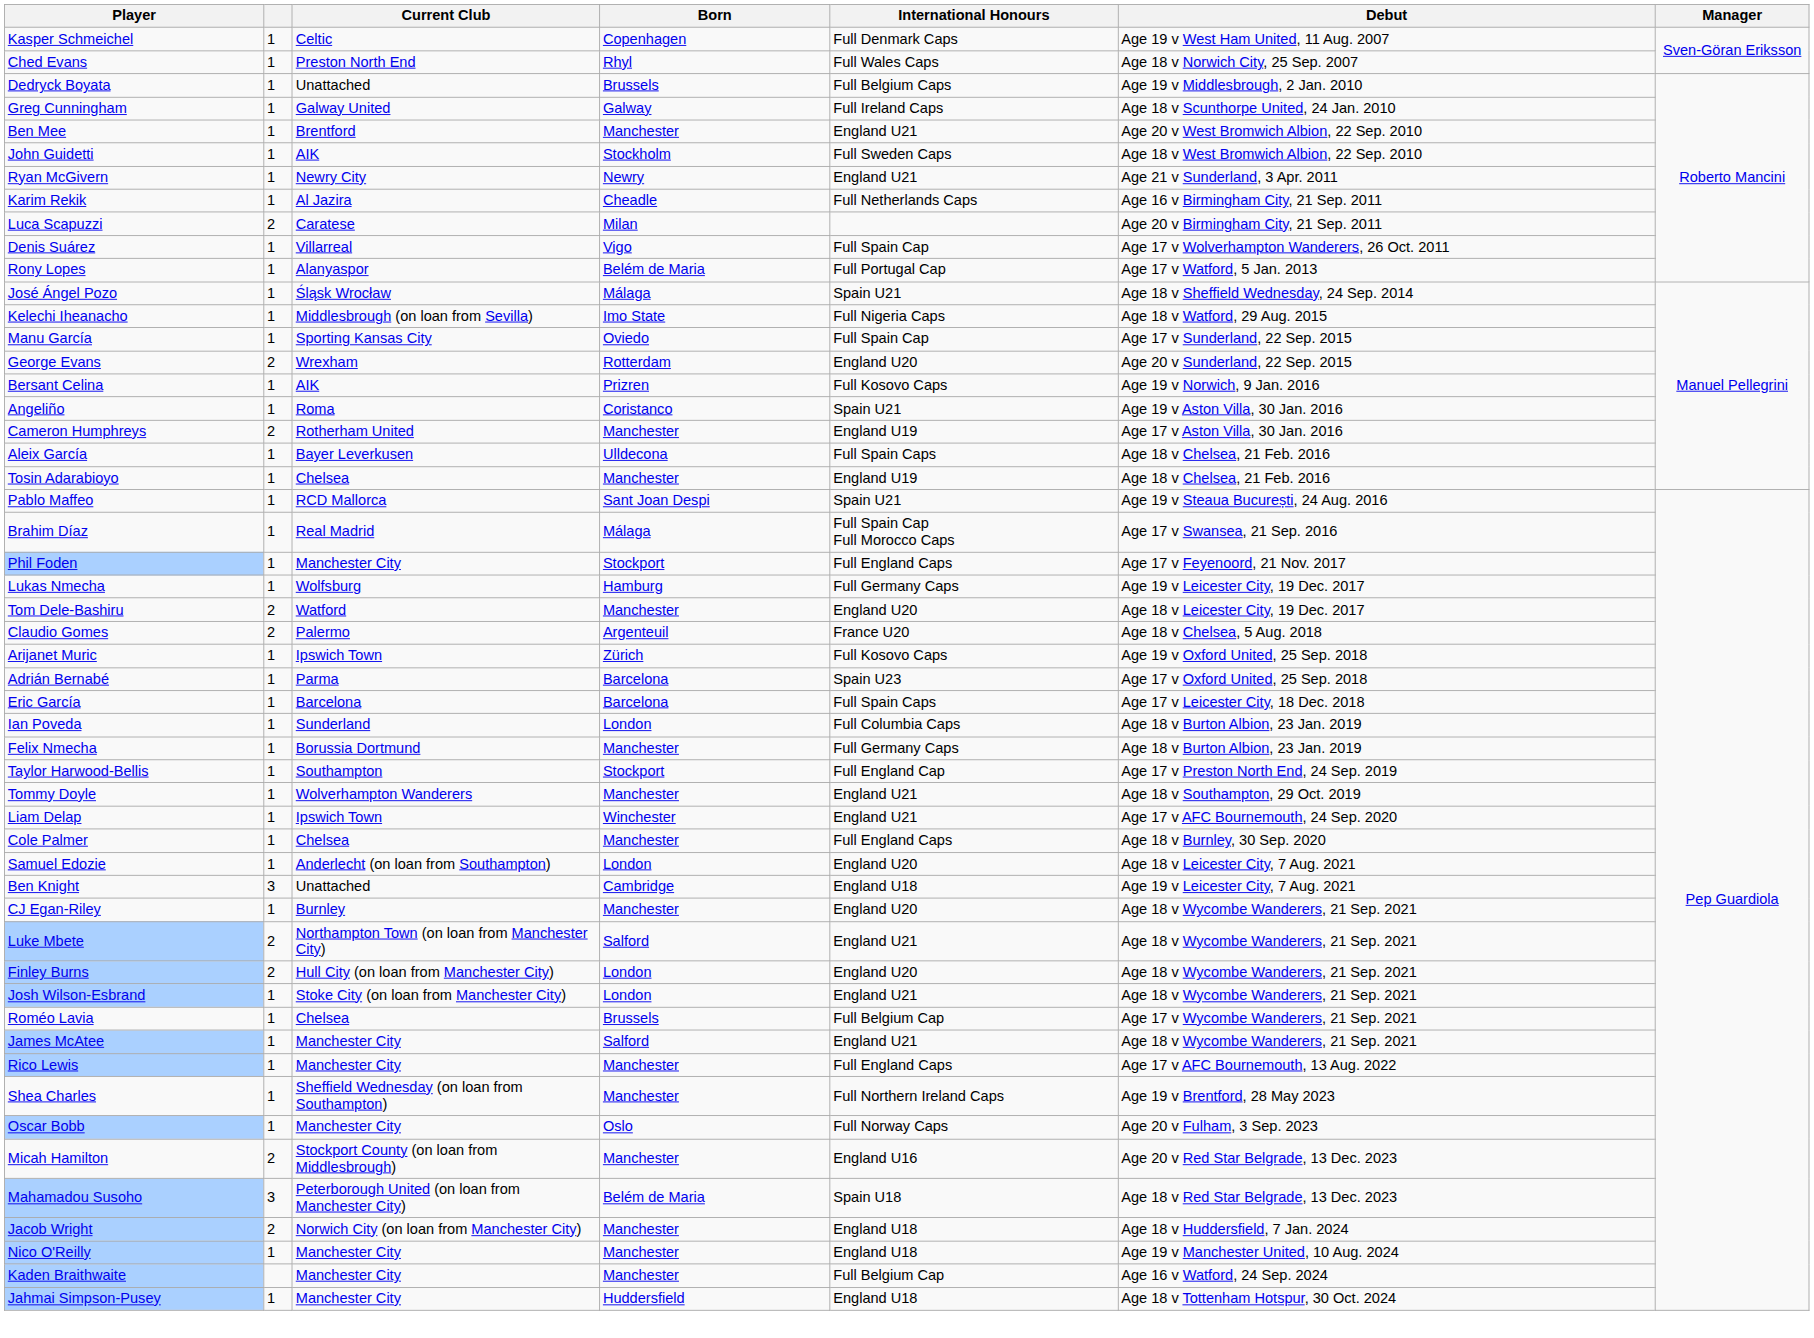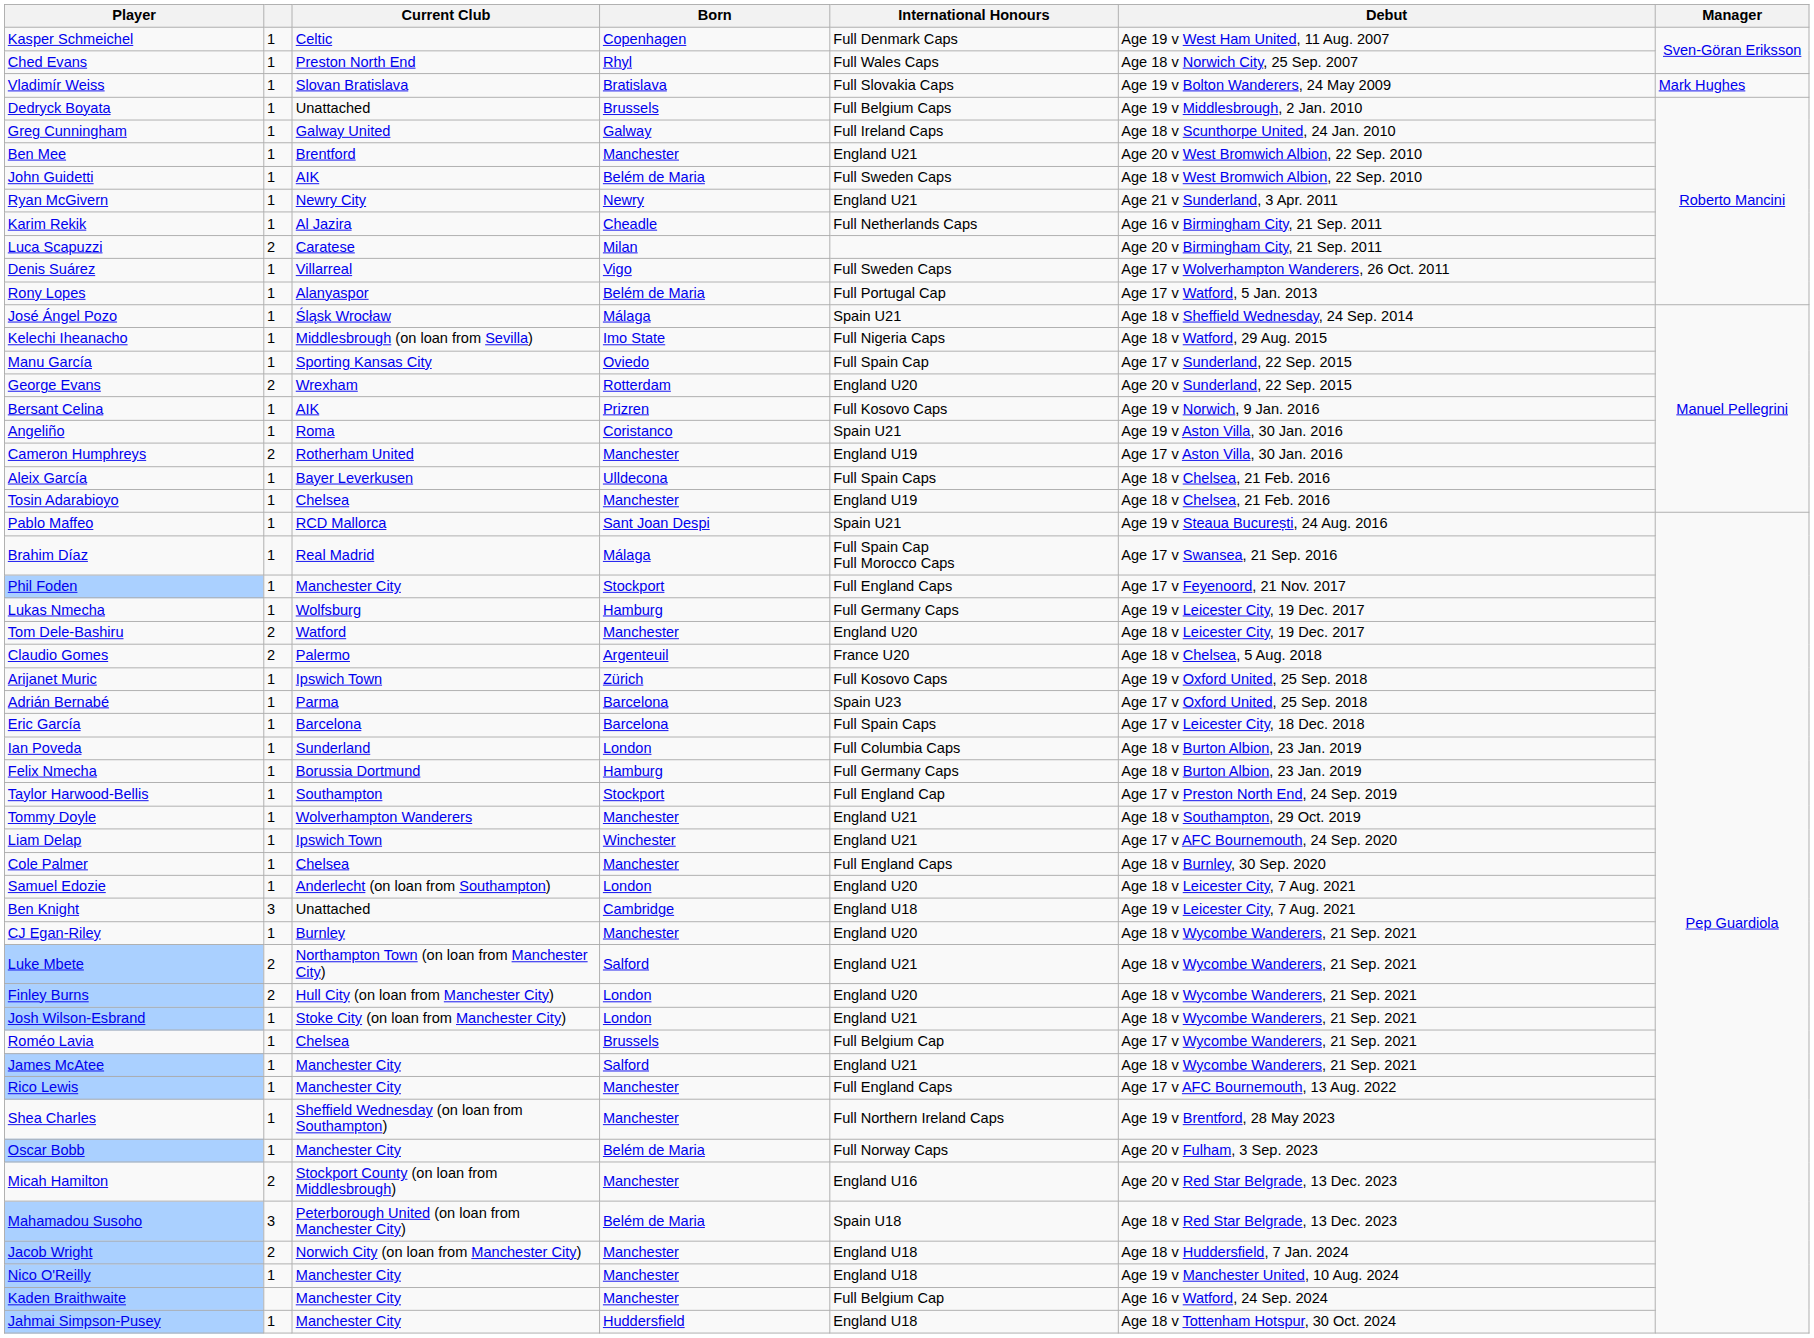+ row: (56, 85)
(637, 154) Stockholm -> (654, 177) Belém de Maria
(881, 246) Full Spain Cap -> (892, 270) Full Sweden Caps
(641, 748) Manchester -> (633, 771) Hamburg
(618, 1127) Oslo -> (654, 1150) Belém de Maria
